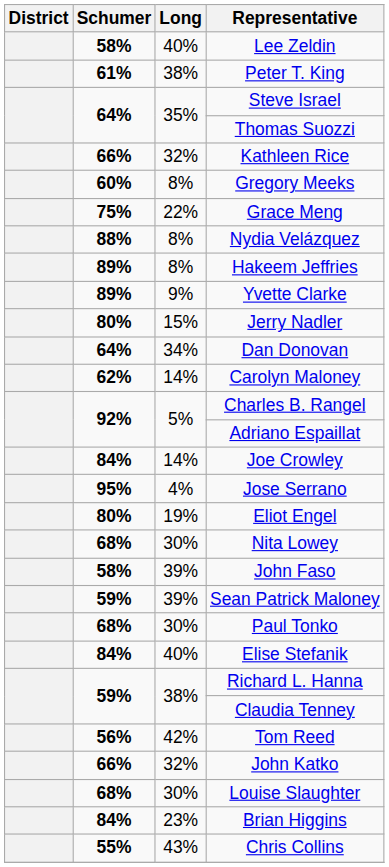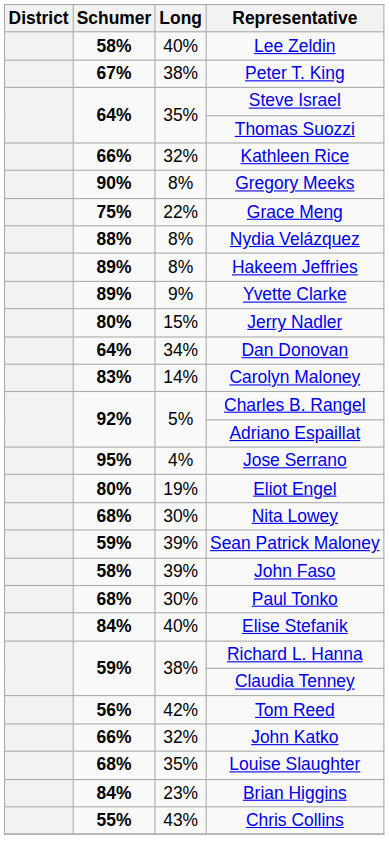(114, 73) 61% -> (114, 73) 67%
(114, 184) 60% -> (114, 184) 90%
(114, 377) 62% -> (114, 377) 83%
- row: (295, 460)
rows swapped: (295, 599) <-> (295, 571)
(181, 792) 30% -> (181, 765) 35%
